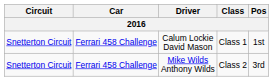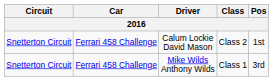(233, 42) Class 1 -> (233, 42) Class 2
(233, 64) Class 2 -> (233, 64) Class 1
